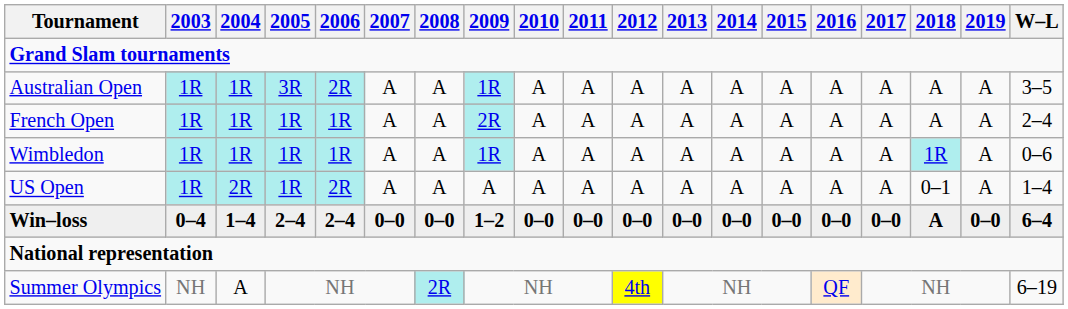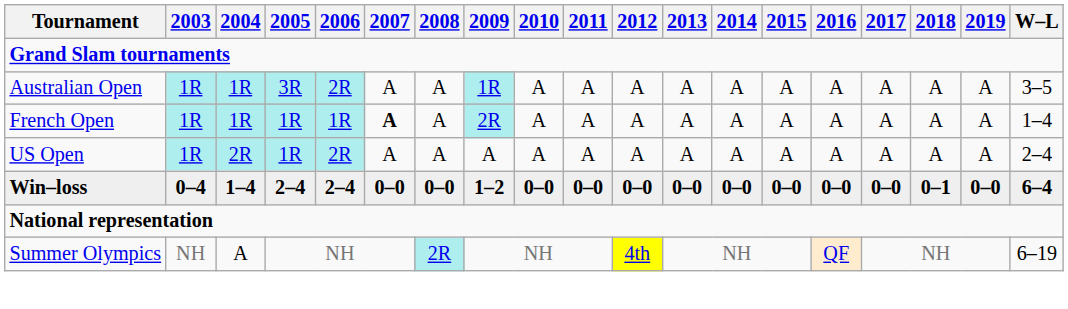(390, 121) normal -> (390, 121) bold
(1037, 121) 2–4 -> (1037, 121) 1–4
- row: (57, 154)
(936, 187) 0–1 -> (936, 154) A
(1037, 187) 1–4 -> (1037, 154) 2–4
(936, 221) A -> (936, 187) 0–1
